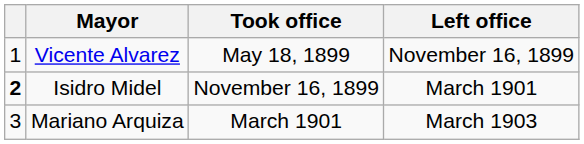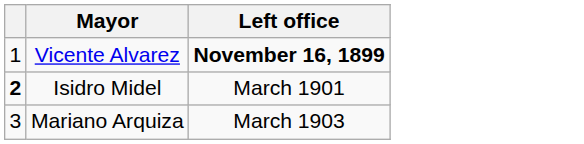- column: (286, 21)
(481, 54) normal -> (289, 54) bold
